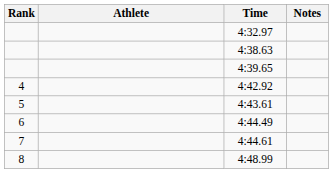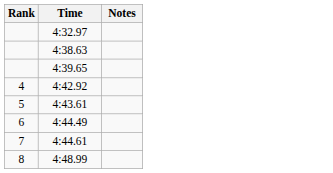- column: (131, 13)
